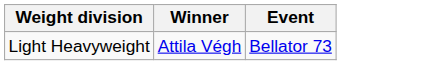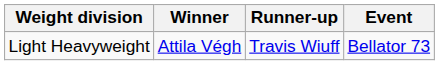+ column: (294, 18)
